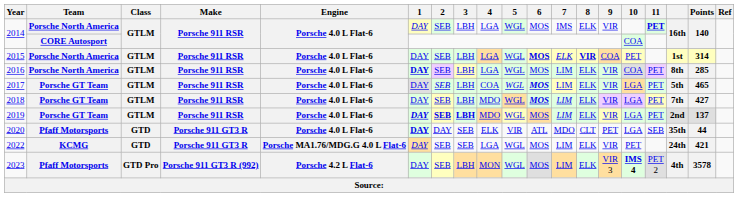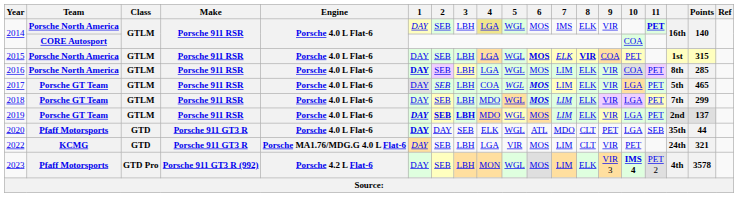(490, 26) no background -> (490, 26) khaki background
(702, 55) 314 -> (702, 55) 315
(702, 100) 427 -> (702, 100) 299
(515, 129) VIR -> (515, 129) WGL
(465, 144) SEB -> (465, 144) LBH
(515, 144) WGL -> (515, 144) VIR
(588, 144) ELK -> (588, 144) CLT
(702, 144) 421 -> (702, 144) 321
